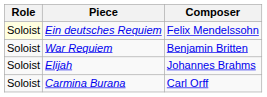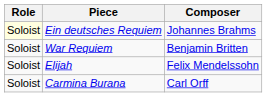(213, 30) Felix Mendelssohn -> (211, 30) Johannes Brahms
(211, 65) Johannes Brahms -> (213, 65) Felix Mendelssohn
